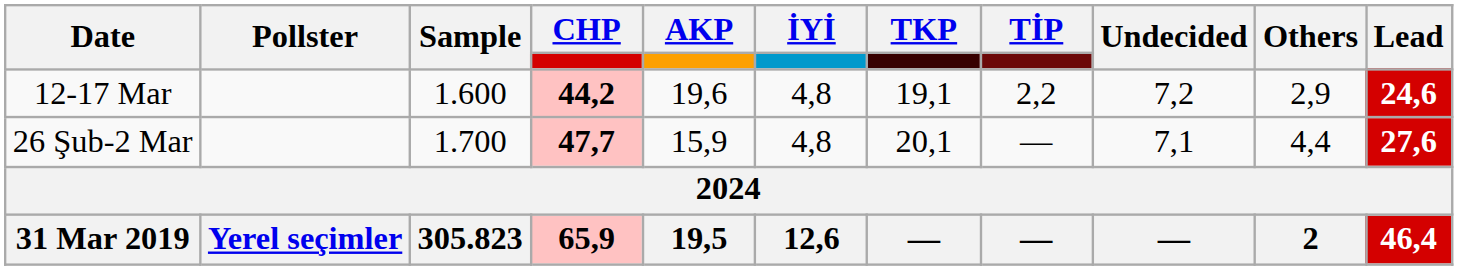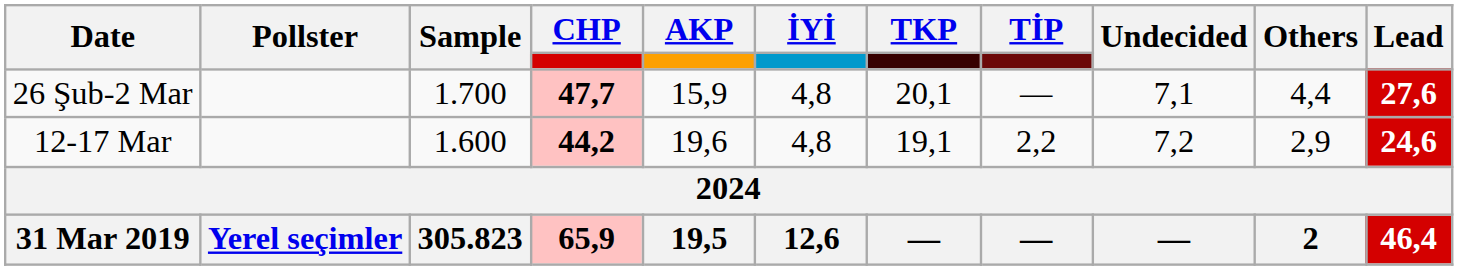rows swapped: (103, 92) <-> (103, 141)
